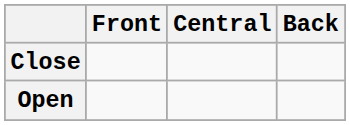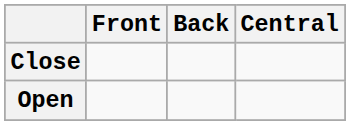columns swapped: (222, 24) <-> (311, 24)
